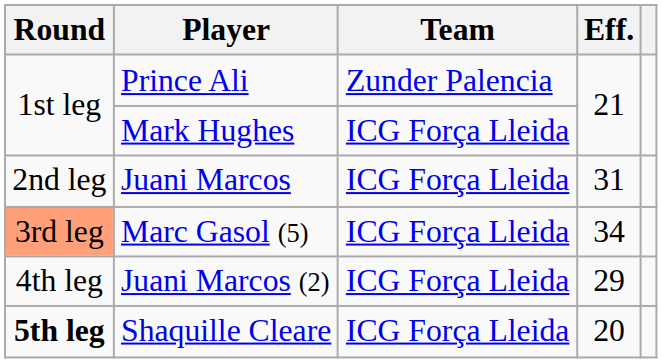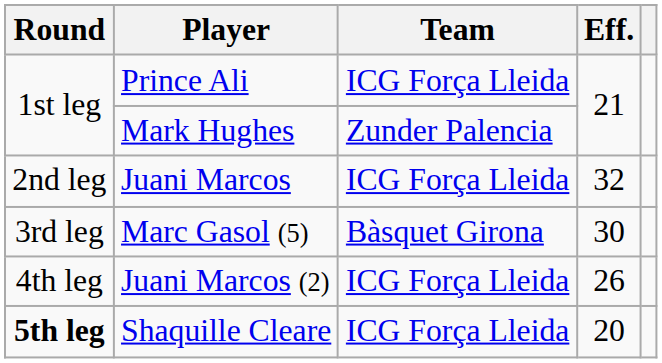(449, 79) Zunder Palencia -> (458, 79) ICG Força Lleida
(458, 130) ICG Força Lleida -> (449, 130) Zunder Palencia
(609, 180) 31 -> (609, 180) 32
(59, 230) lightsalmon background -> (59, 230) no background
(458, 230) ICG Força Lleida -> (445, 230) Bàsquet Girona
(609, 230) 34 -> (609, 230) 30
(609, 280) 29 -> (609, 280) 26
